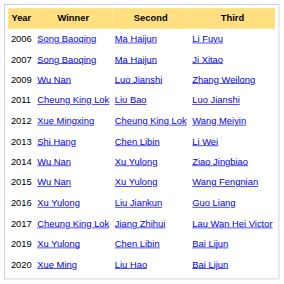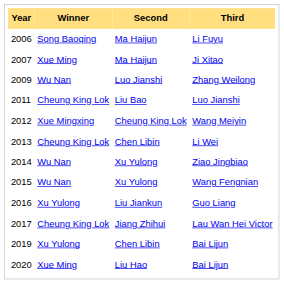(67, 59) Song Baoqing -> (57, 59) Xue Ming
(57, 141) Shi Hang -> (73, 141) Cheung King Lok
